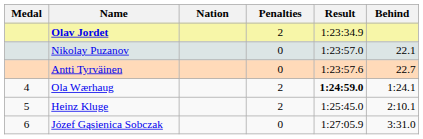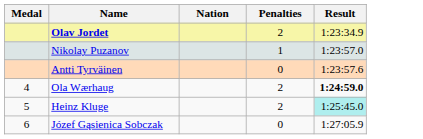- column: (392, 14)
(280, 51) 0 -> (280, 51) 1
(342, 106) no background -> (342, 106) paleturquoise background
